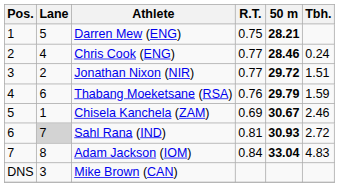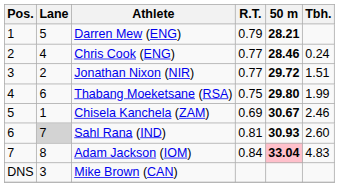(250, 34) 0.75 -> (250, 34) 0.79
(250, 93) 0.76 -> (250, 93) 0.75
(284, 93) 29.79 -> (284, 93) 29.80
(317, 93) 1.59 -> (317, 93) 1.99
(317, 133) 2.72 -> (317, 133) 2.60
(284, 152) no background -> (284, 152) pink background
